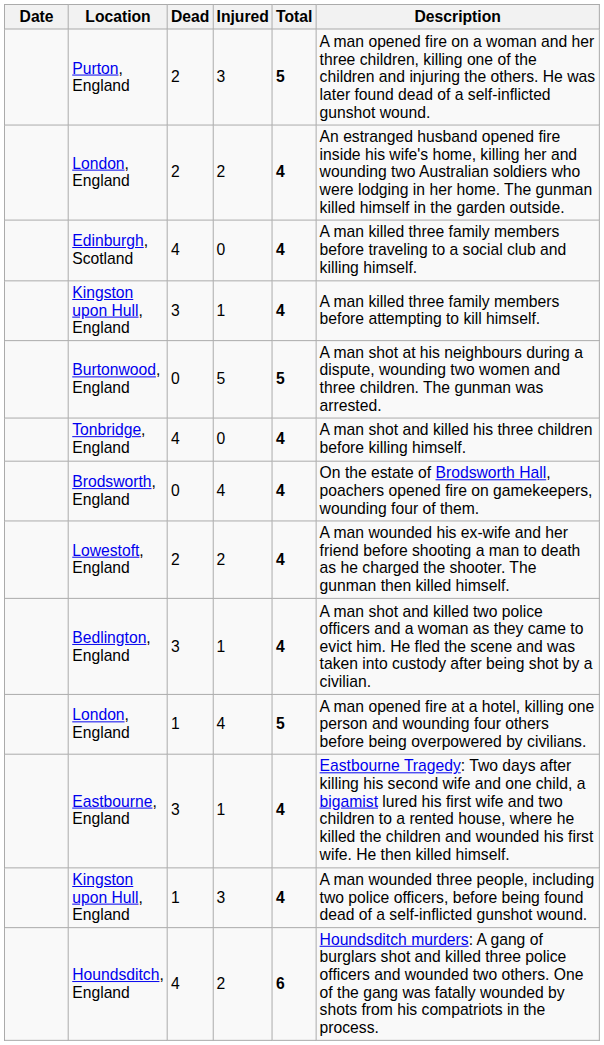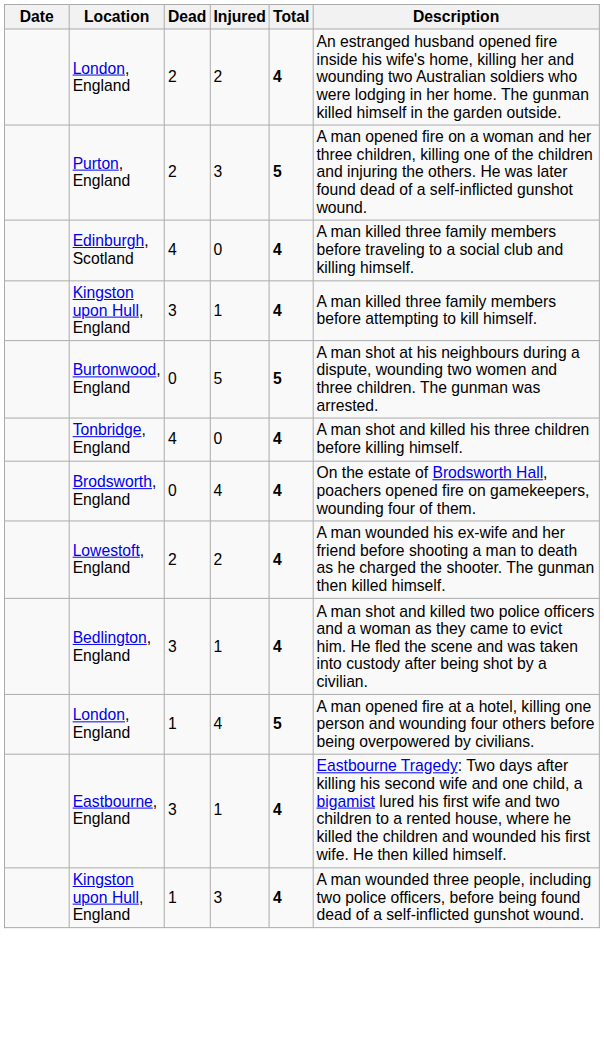rows swapped: (101, 172) <-> (101, 77)
- row: (118, 984)
